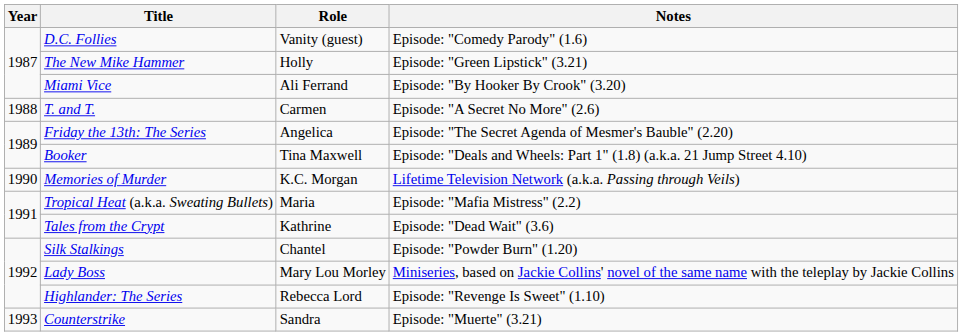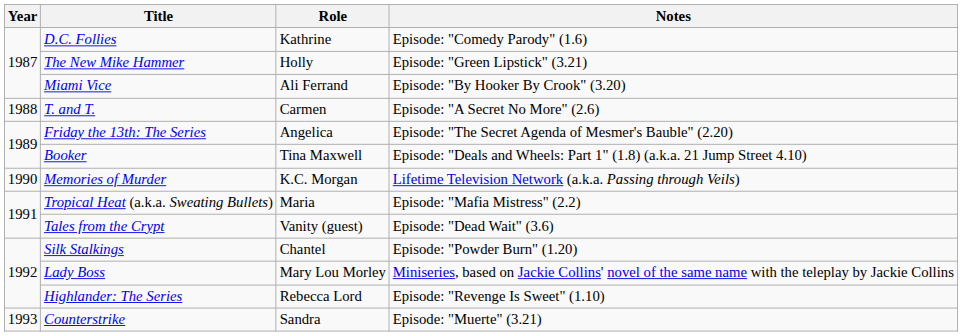(321, 39) Vanity (guest) -> (305, 39) Kathrine
(305, 226) Kathrine -> (321, 226) Vanity (guest)
